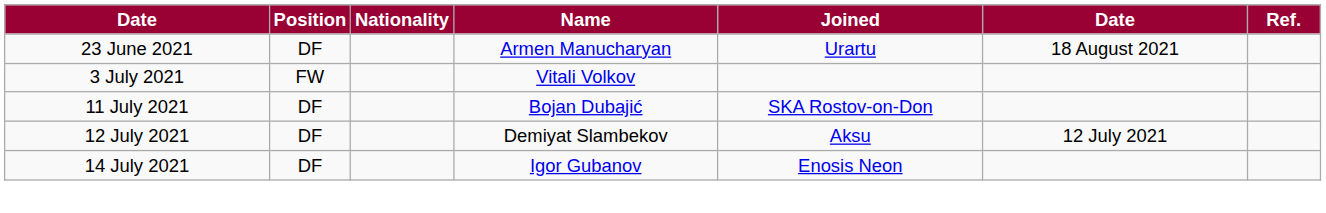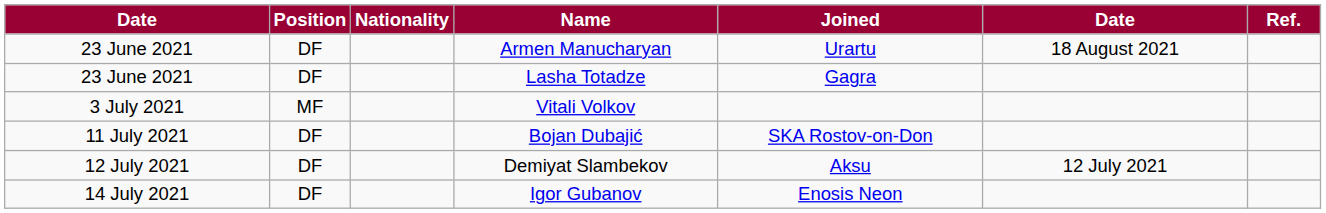+ row: (586, 78)
(310, 78) FW -> (310, 107) MF
